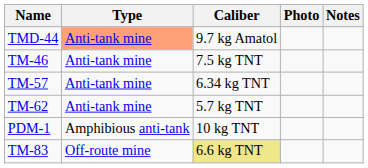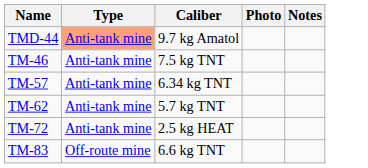+ row: (28, 128)
- row: (29, 128)
(229, 151) khaki background -> (191, 151) no background
